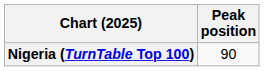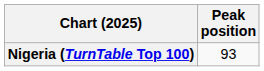(228, 54) 90 -> (228, 54) 93
